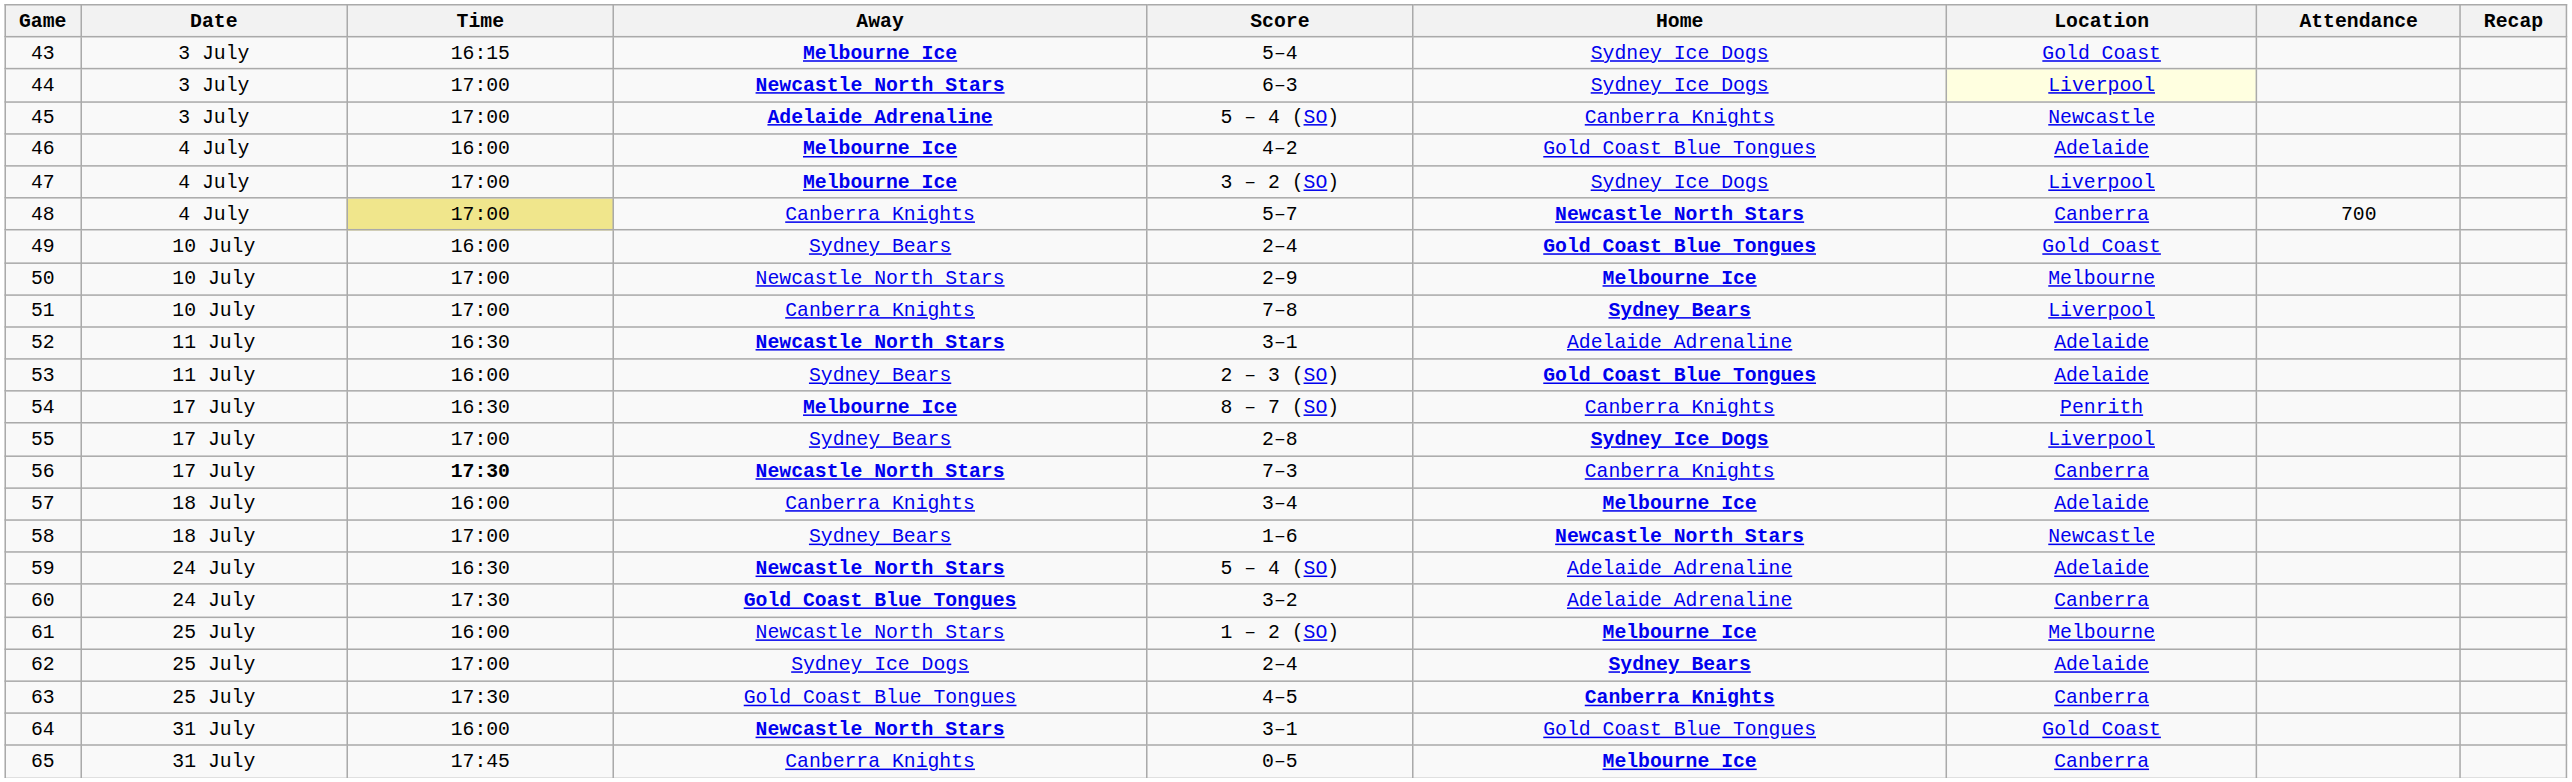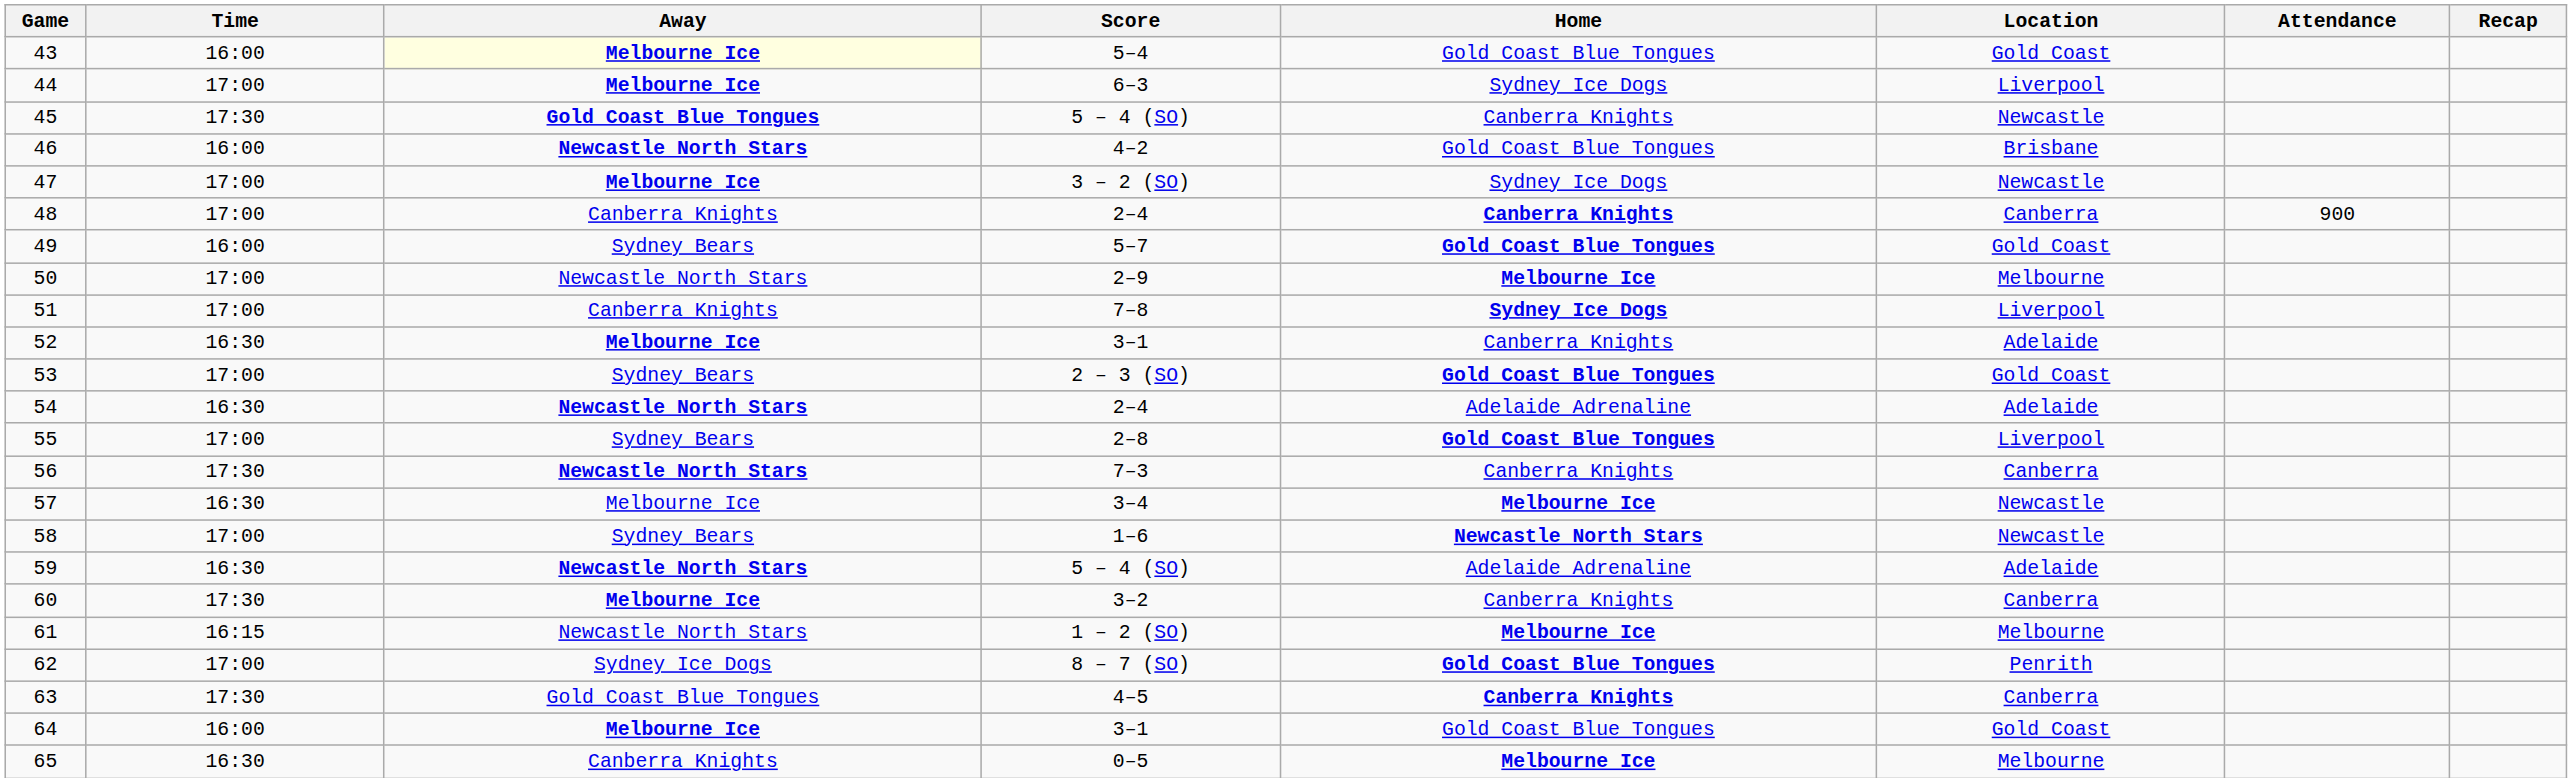- column: (214, 21)
(480, 53) 16:15 -> (235, 53) 16:00
(880, 53) no background -> (683, 53) lightyellow background
(1680, 53) Sydney Ice Dogs -> (1578, 53) Gold Coast Blue Tongues
(880, 85) Newcastle North Stars -> (683, 85) Melbourne Ice
(2102, 85) lightyellow background -> (2051, 85) no background
(480, 117) 17:00 -> (235, 117) 17:30
(880, 117) Adelaide Adrenaline -> (683, 117) Gold Coast Blue Tongues
(880, 150) Melbourne Ice -> (683, 150) Newcastle North Stars
(2102, 150) Adelaide -> (2051, 150) Brisbane
(2102, 182) Liverpool -> (2051, 182) Newcastle
(480, 214) khaki background -> (235, 214) no background
(1280, 214) 5–7 -> (1131, 214) 2–4
(1680, 214) Newcastle North Stars -> (1578, 214) Canberra Knights
(2359, 214) 700 -> (2337, 214) 900
(1280, 246) 2–4 -> (1131, 246) 5–7
(1680, 311) Sydney Bears -> (1578, 311) Sydney Ice Dogs
(880, 343) Newcastle North Stars -> (683, 343) Melbourne Ice
(1680, 343) Adelaide Adrenaline -> (1578, 343) Canberra Knights
(480, 375) 16:00 -> (235, 375) 17:00
(2102, 375) Adelaide -> (2051, 375) Gold Coast
(880, 407) Melbourne Ice -> (683, 407) Newcastle North Stars
(1280, 407) 8 – 7 (SO) -> (1131, 407) 2–4
(1680, 407) Canberra Knights -> (1578, 407) Adelaide Adrenaline
(2102, 407) Penrith -> (2051, 407) Adelaide
(1680, 440) Sydney Ice Dogs -> (1578, 440) Gold Coast Blue Tongues
(480, 472) bold -> (235, 472) normal
(480, 504) 16:00 -> (235, 504) 16:30
(880, 504) Canberra Knights -> (683, 504) Melbourne Ice
(2102, 504) Adelaide -> (2051, 504) Newcastle
(880, 601) Gold Coast Blue Tongues -> (683, 601) Melbourne Ice
(1680, 601) Adelaide Adrenaline -> (1578, 601) Canberra Knights
(480, 633) 16:00 -> (235, 633) 16:15
(1280, 665) 2–4 -> (1131, 665) 8 – 7 (SO)
(1680, 665) Sydney Bears -> (1578, 665) Gold Coast Blue Tongues
(2102, 665) Adelaide -> (2051, 665) Penrith
(880, 729) Newcastle North Stars -> (683, 729) Melbourne Ice
(480, 762) 17:45 -> (235, 762) 16:30
(2102, 762) Canberra -> (2051, 762) Melbourne
